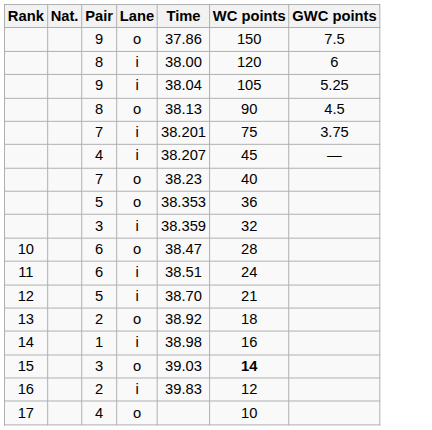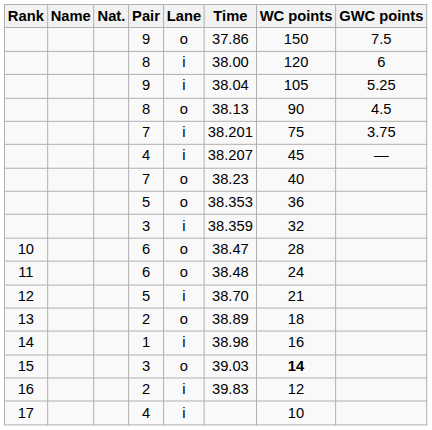+ column: (71, 16)
(137, 272) i -> (184, 272) o
(183, 272) 38.51 -> (230, 272) 38.48
(183, 319) 38.92 -> (230, 319) 38.89
(137, 413) o -> (184, 413) i
